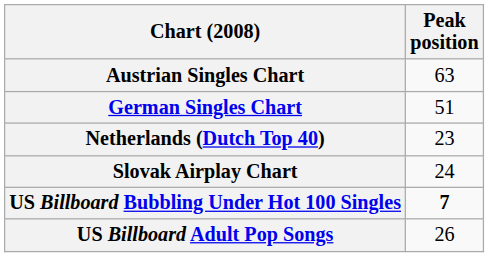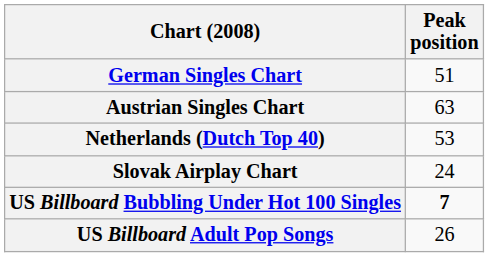rows swapped: (205, 75) <-> (205, 107)
(444, 139) 23 -> (444, 139) 53
